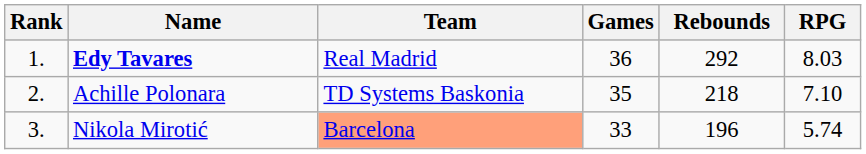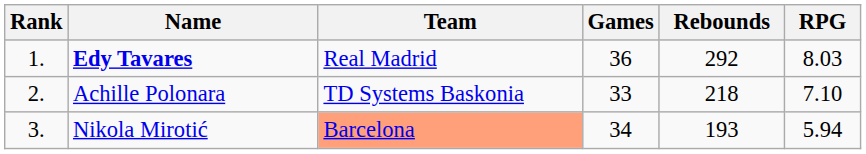(621, 93) 35 -> (621, 93) 33
(621, 129) 33 -> (621, 129) 34
(722, 129) 196 -> (722, 129) 193
(822, 129) 5.74 -> (822, 129) 5.94
